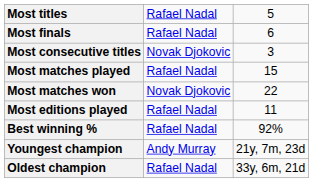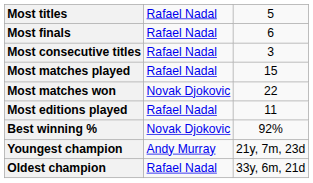(188, 52) Novak Djokovic -> (182, 52) Rafael Nadal
(182, 129) Rafael Nadal -> (188, 129) Novak Djokovic
